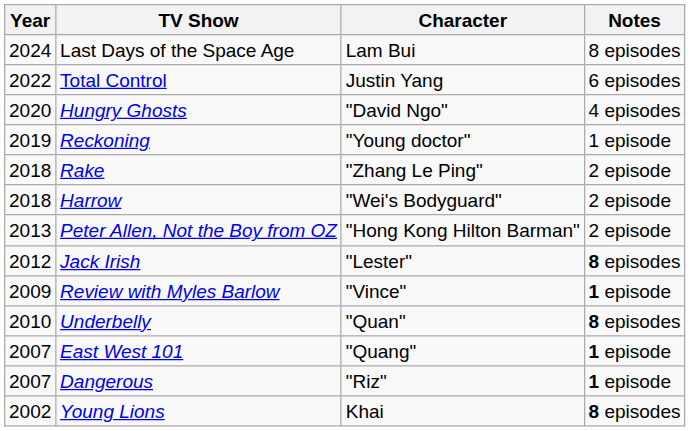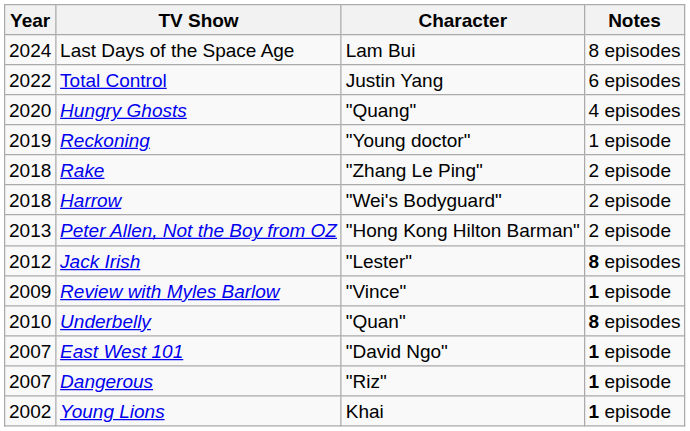(397, 110) "David Ngo" -> (381, 110) "Quang"
(381, 351) "Quang" -> (397, 351) "David Ngo"
(635, 411) 8 episodes -> (630, 411) 1 episode
